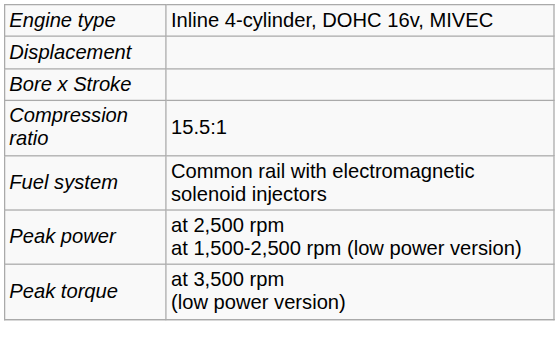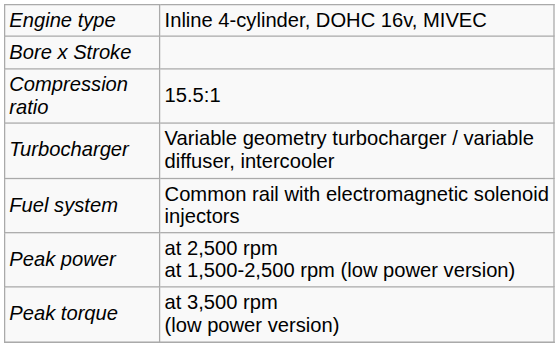- row: (70, 52)
+ row: (69, 150)
